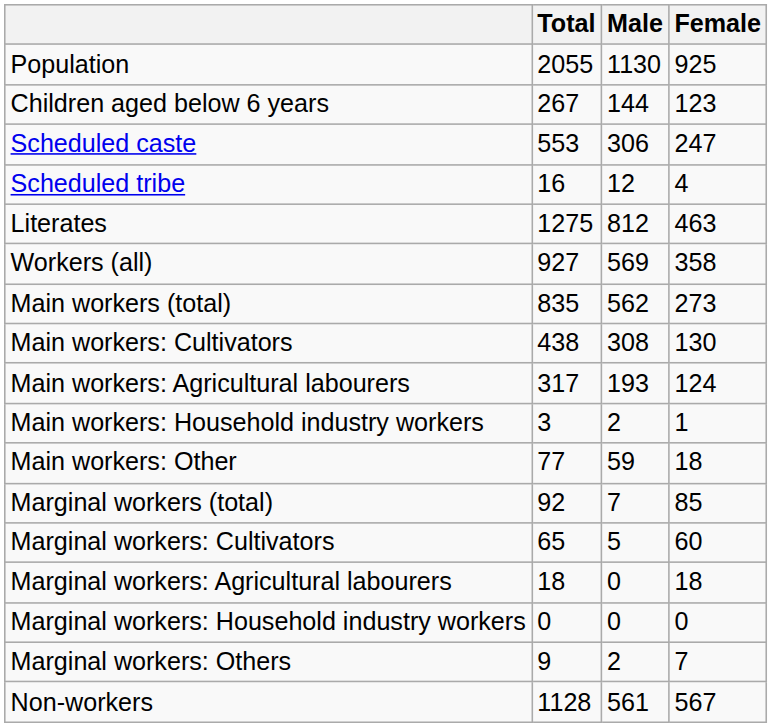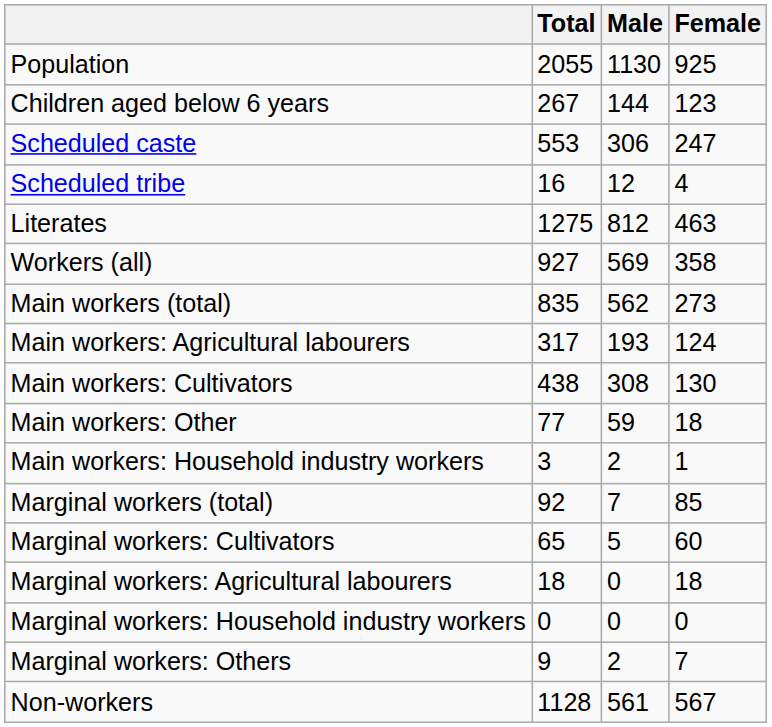rows swapped: (152, 343) <-> (210, 382)
rows swapped: (247, 422) <-> (124, 462)
